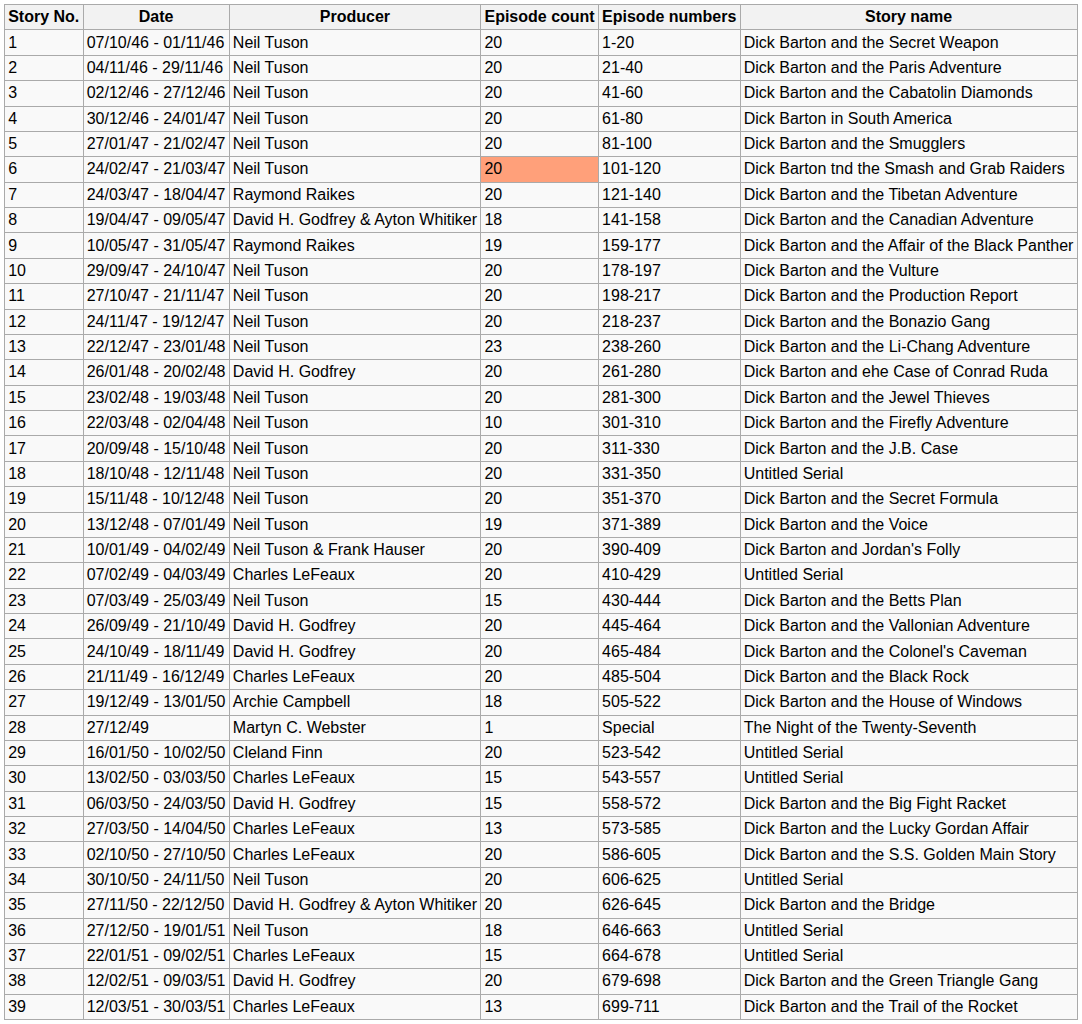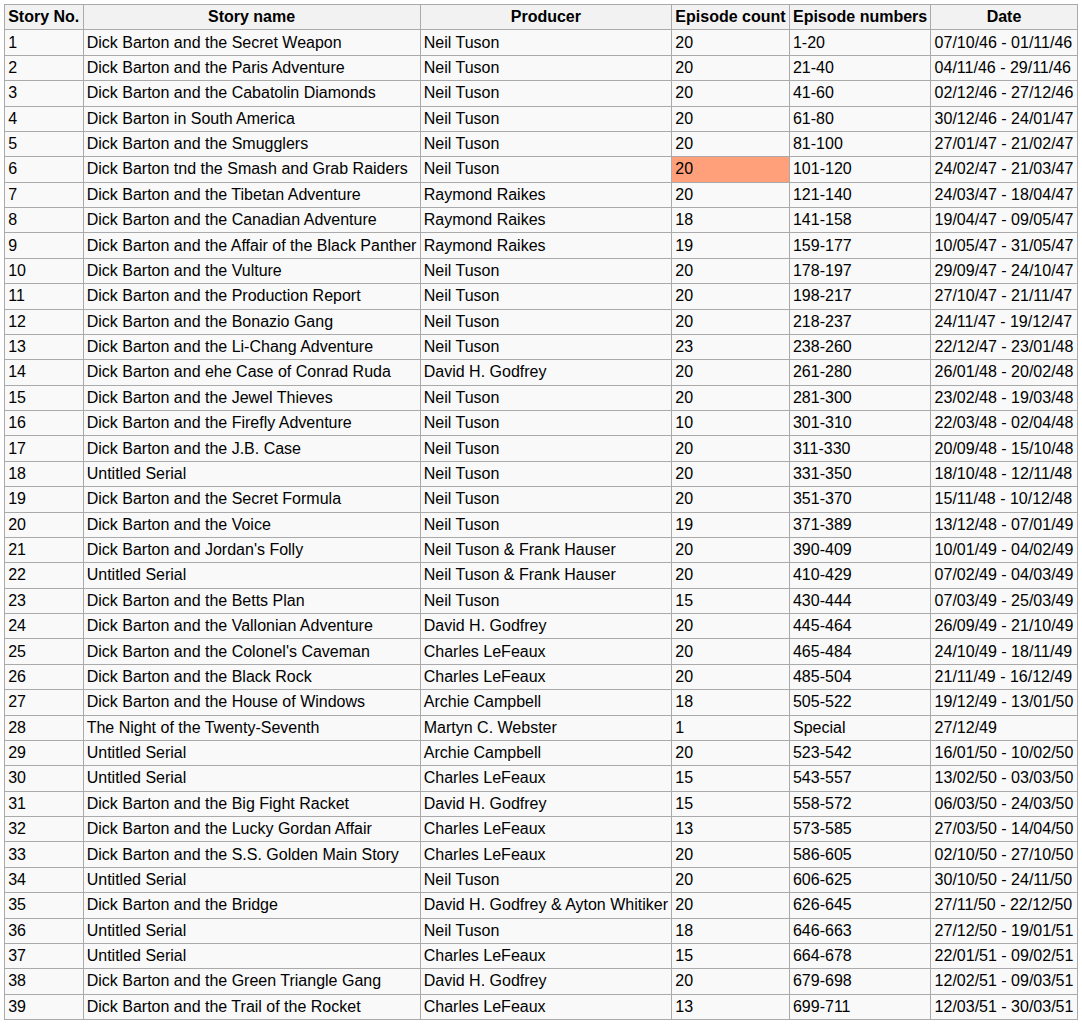columns swapped: (909, 17) <-> (156, 17)
(355, 220) David H. Godfrey & Ayton Whitiker -> (485, 220) Raymond Raikes
(294, 575) Charles LeFeaux -> (520, 575) Neil Tuson & Frank Hauser
(294, 651) David H. Godfrey -> (485, 651) Charles LeFeaux
(278, 753) Cleland Finn -> (482, 753) Archie Campbell
